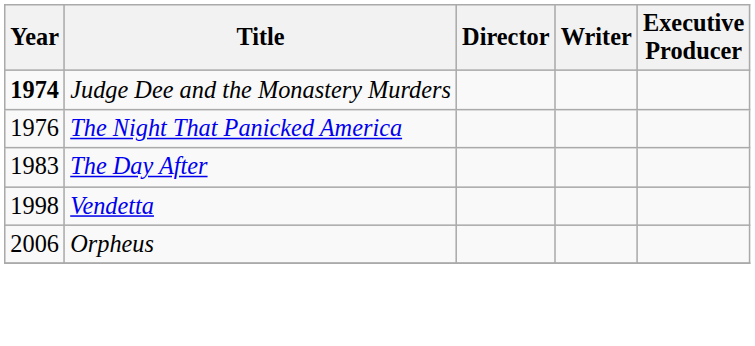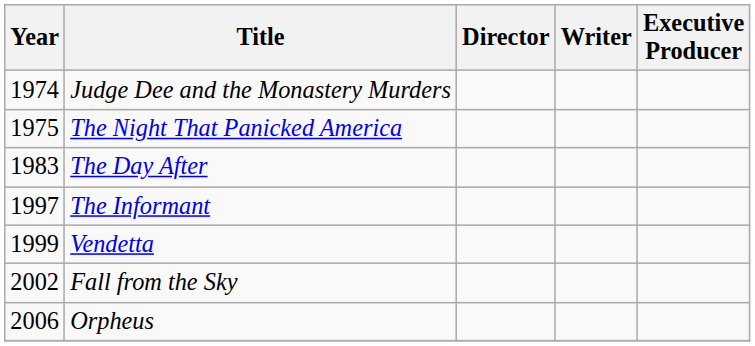(35, 89) bold -> (35, 89) normal
(35, 128) 1976 -> (35, 128) 1975
+ row: (140, 205)
(35, 205) 1998 -> (35, 243) 1999
+ row: (154, 282)
